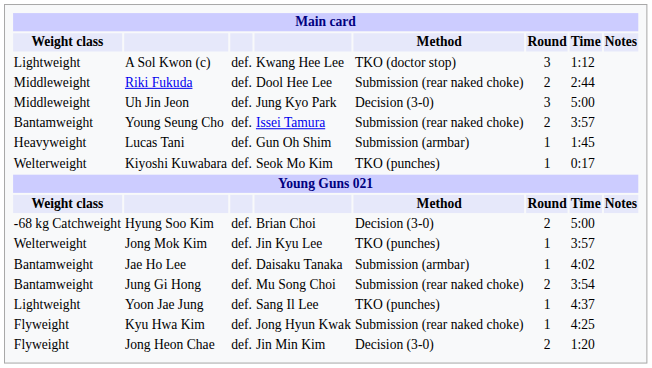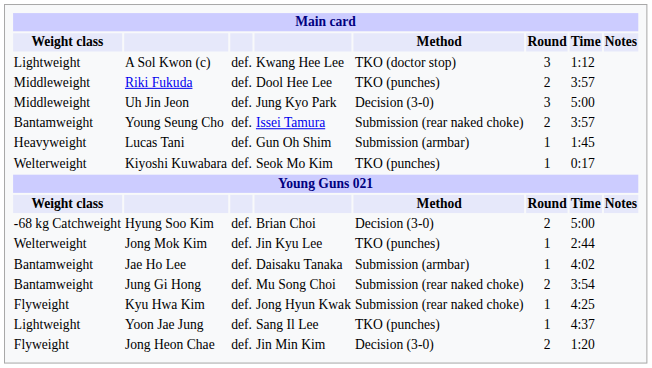(439, 82) Submission (rear naked choke) -> (397, 82) TKO (punches)
(583, 82) 2:44 -> (583, 82) 3:57
(583, 244) 3:57 -> (583, 244) 2:44
rows swapped: (165, 324) <-> (164, 304)
